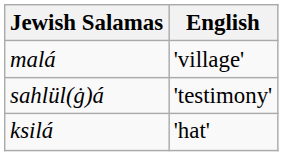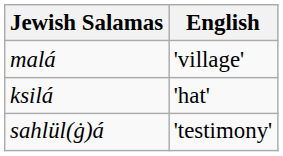rows swapped: (32, 131) <-> (57, 95)
